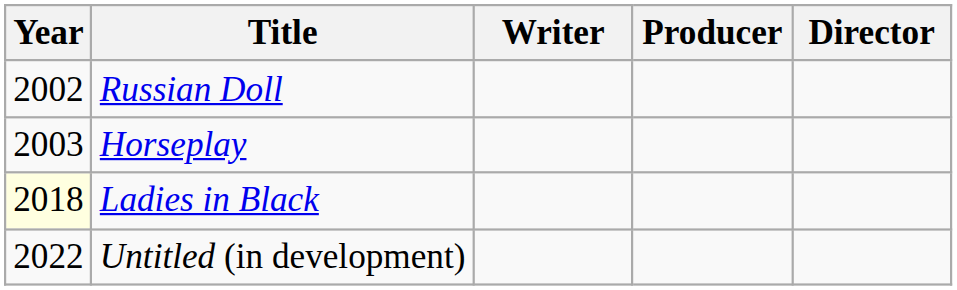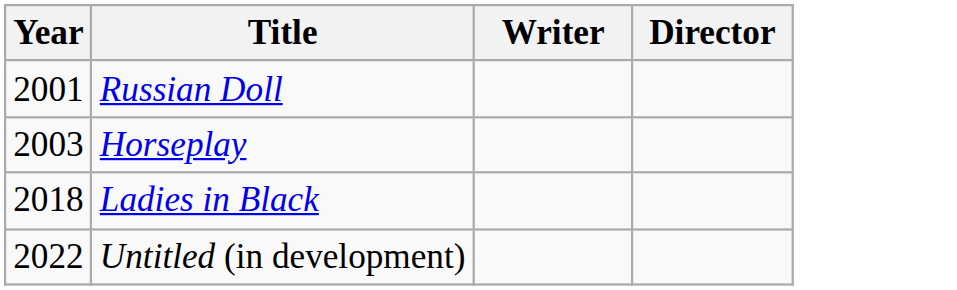- column: (712, 32)
(48, 88) 2002 -> (48, 88) 2001
(48, 199) lightyellow background -> (48, 199) no background
